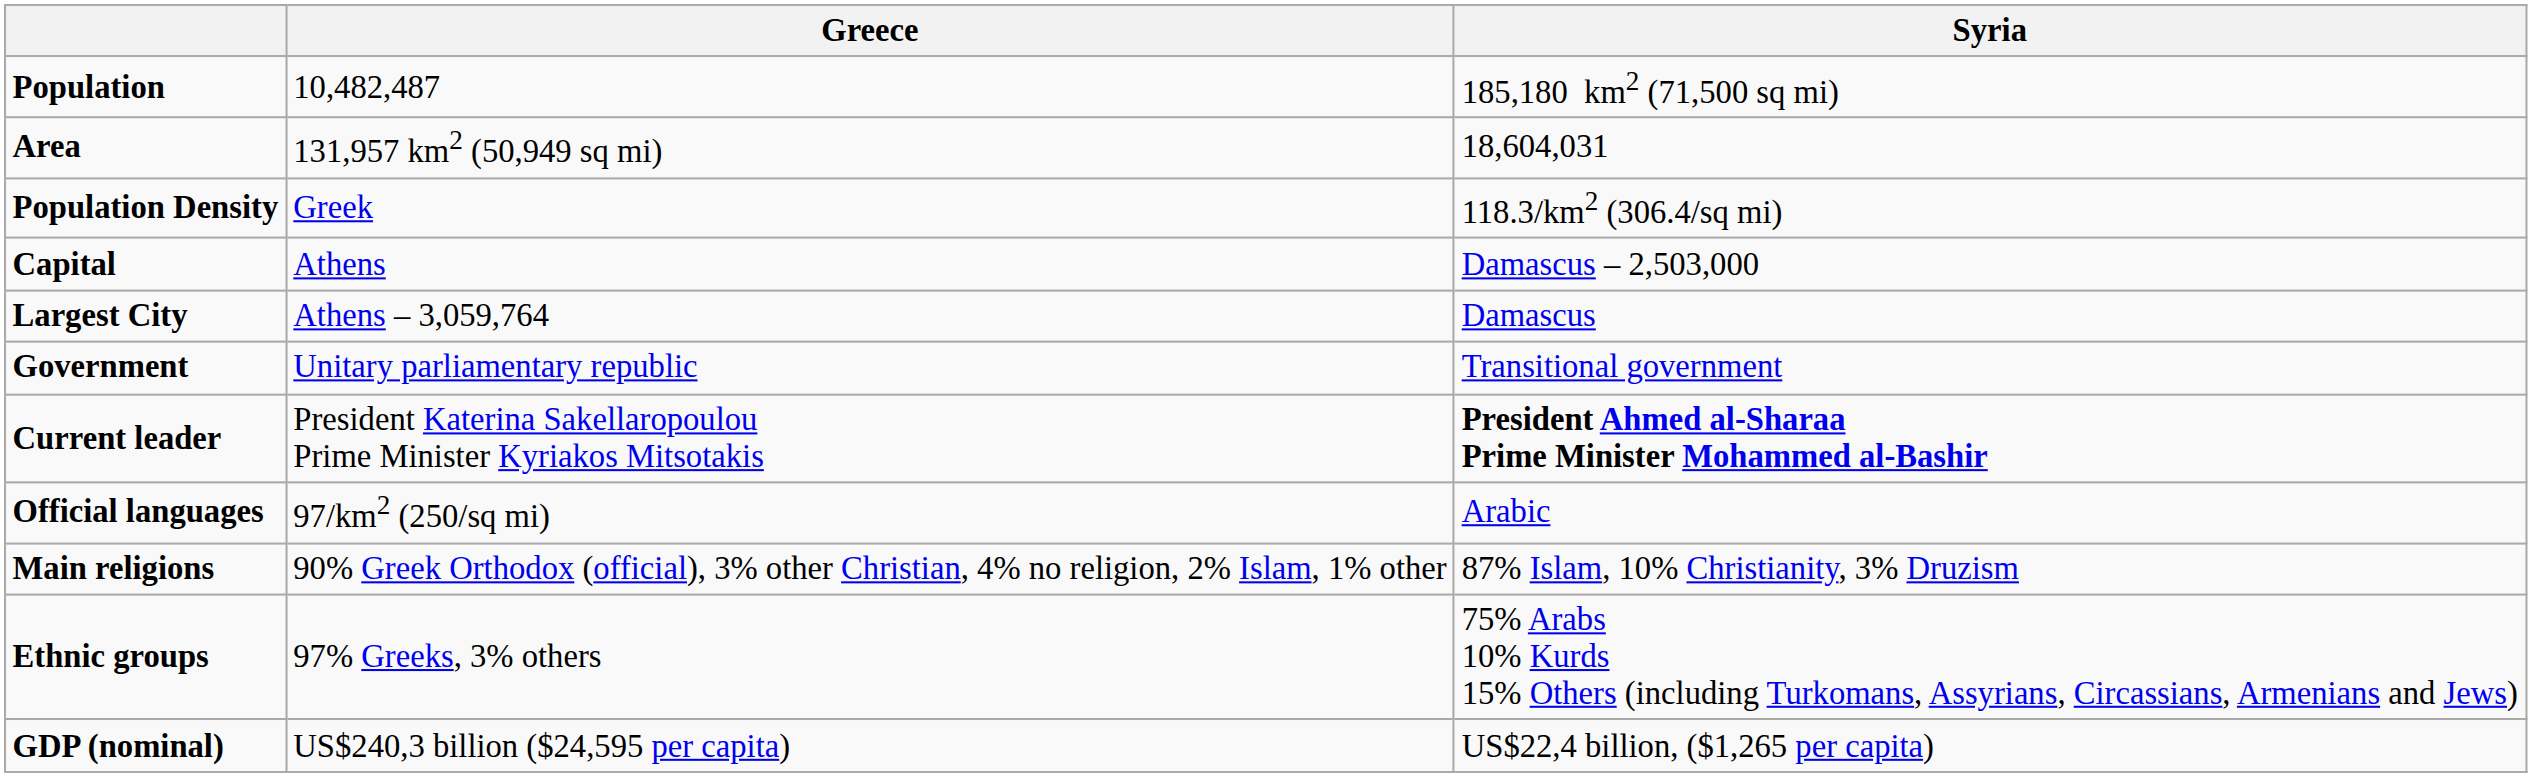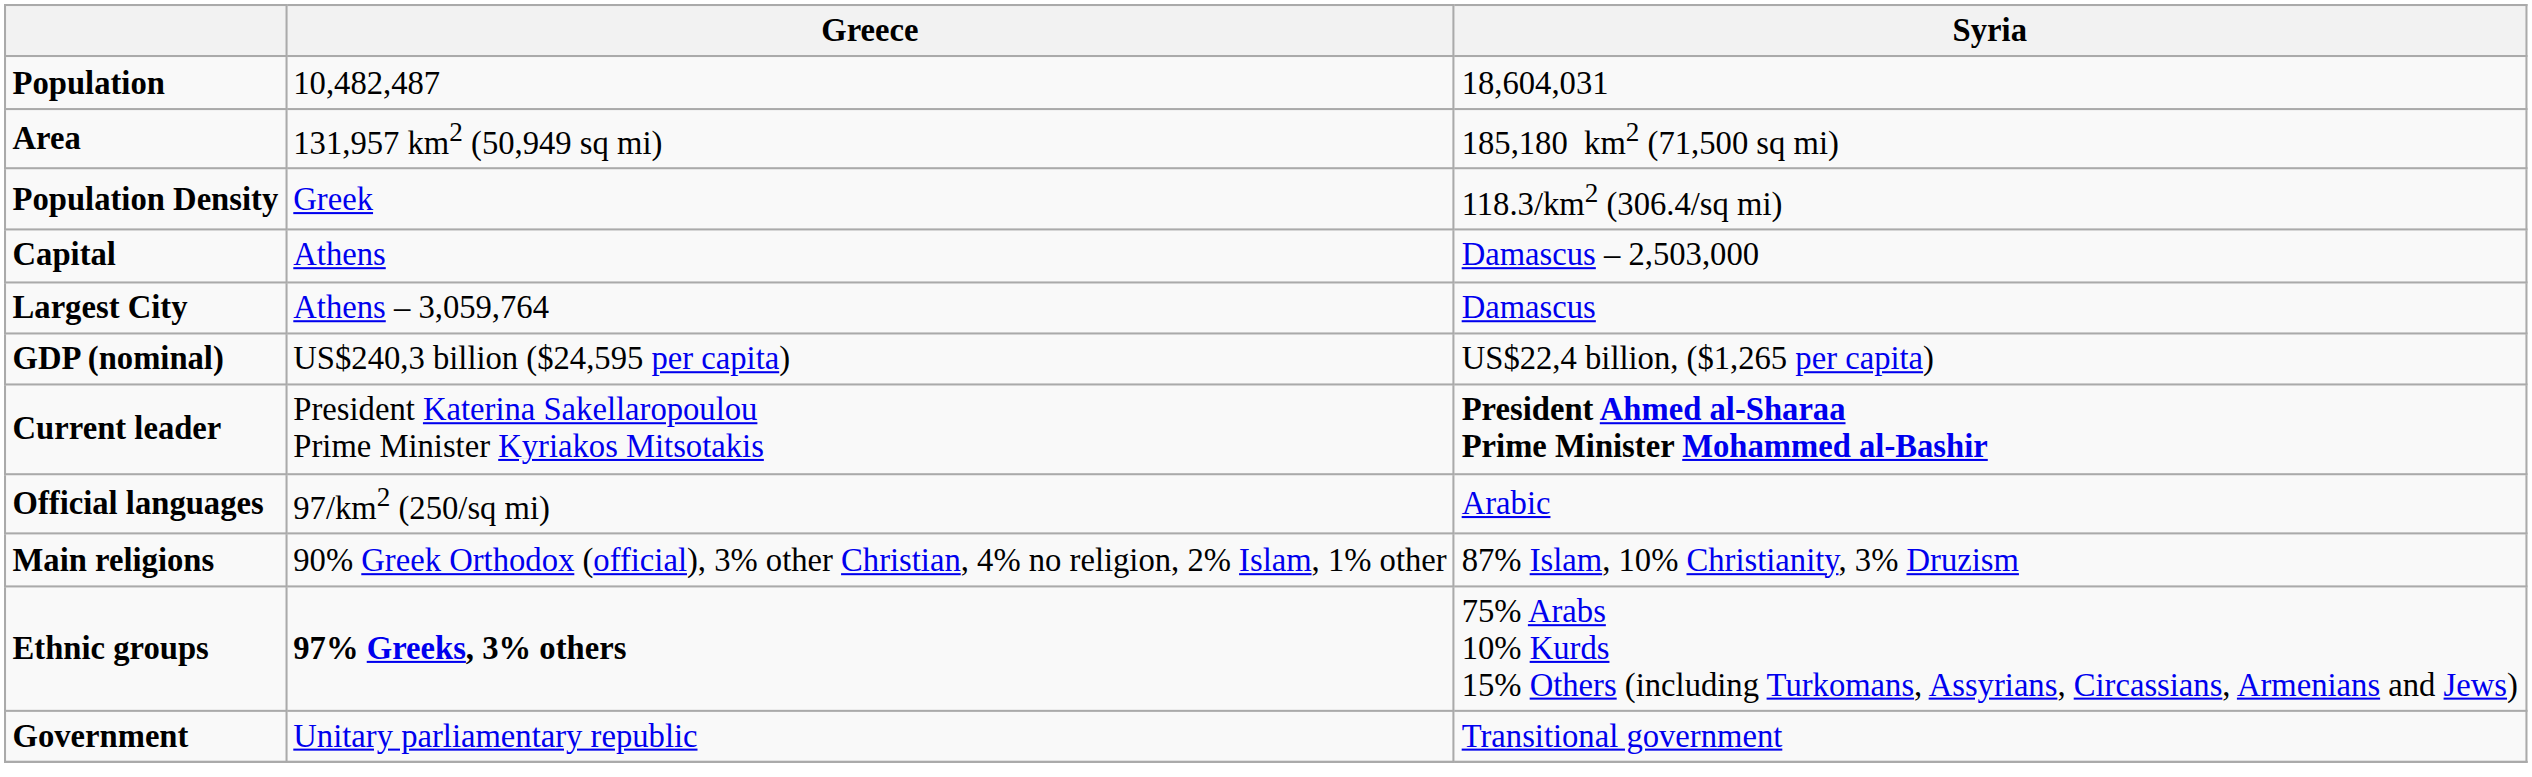(1650, 86) 185,180 km2 (71,500 sq mi) -> (1535, 82) 18,604,031
(1535, 147) 18,604,031 -> (1650, 138) 185,180 km2 (71,500 sq mi)
rows swapped: (100, 367) <-> (118, 745)
(447, 656) normal -> (460, 647) bold
